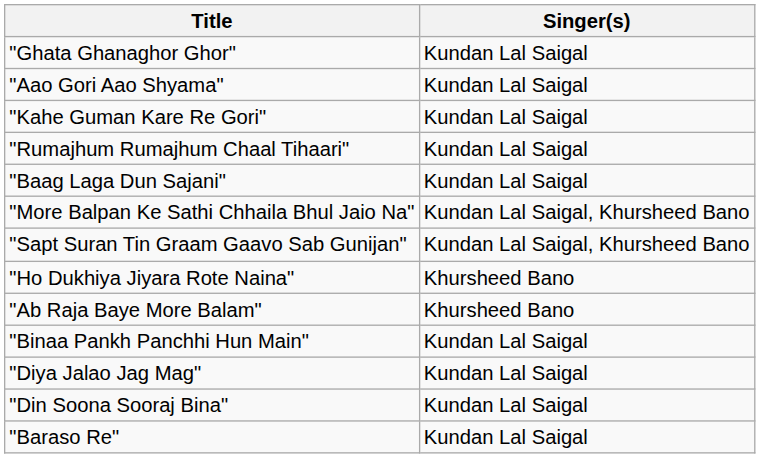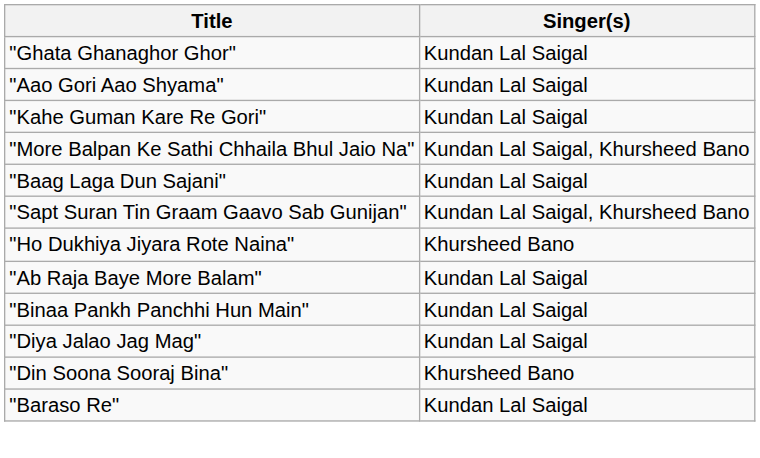- row: (179, 149)
rows swapped: (118, 181) <-> (212, 213)
(499, 309) Khursheed Bano -> (506, 277) Kundan Lal Saigal
(506, 405) Kundan Lal Saigal -> (499, 373) Khursheed Bano
